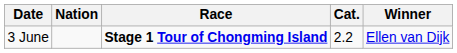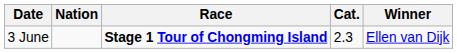(343, 37) 2.2 -> (343, 37) 2.3
